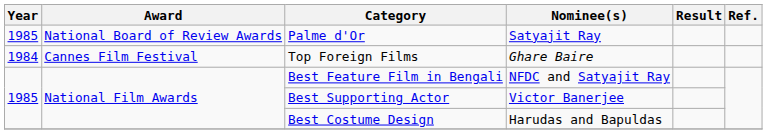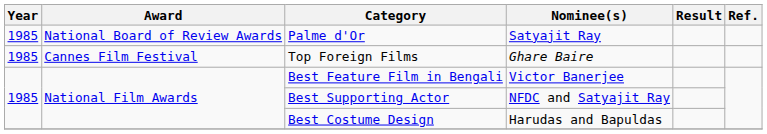(23, 56) 1984 -> (23, 56) 1985
(590, 77) NFDC and Satyajit Ray -> (566, 77) Victor Banerjee
(566, 98) Victor Banerjee -> (590, 98) NFDC and Satyajit Ray
